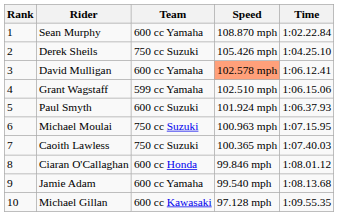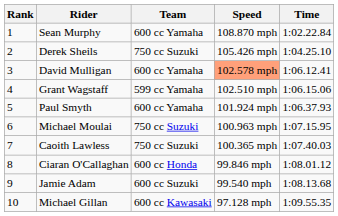(166, 108) 600 cc Suzuki -> (169, 108) 600 cc Yamaha
(169, 183) 600 cc Yamaha -> (166, 183) 600 cc Suzuki
